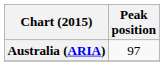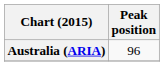(134, 50) 97 -> (134, 50) 96
